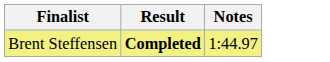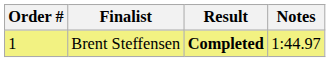+ column: (36, 17)
